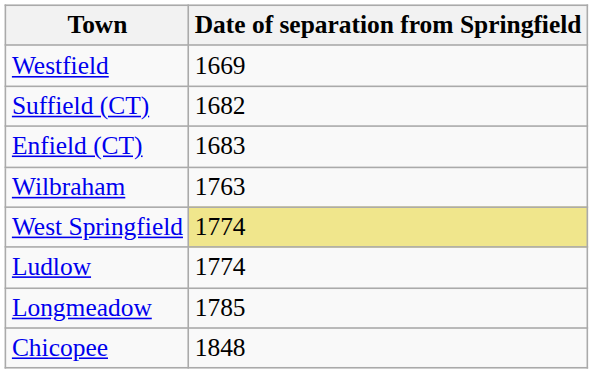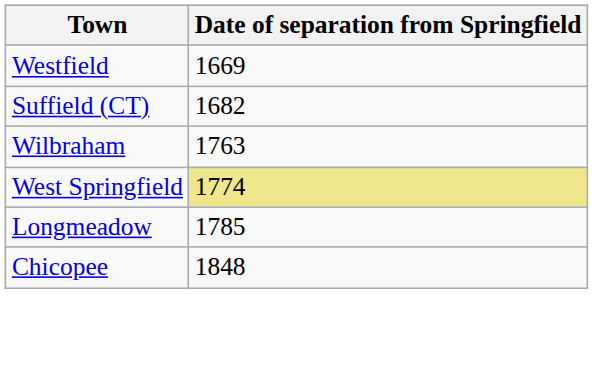- row: (77, 146)
- row: (51, 267)
